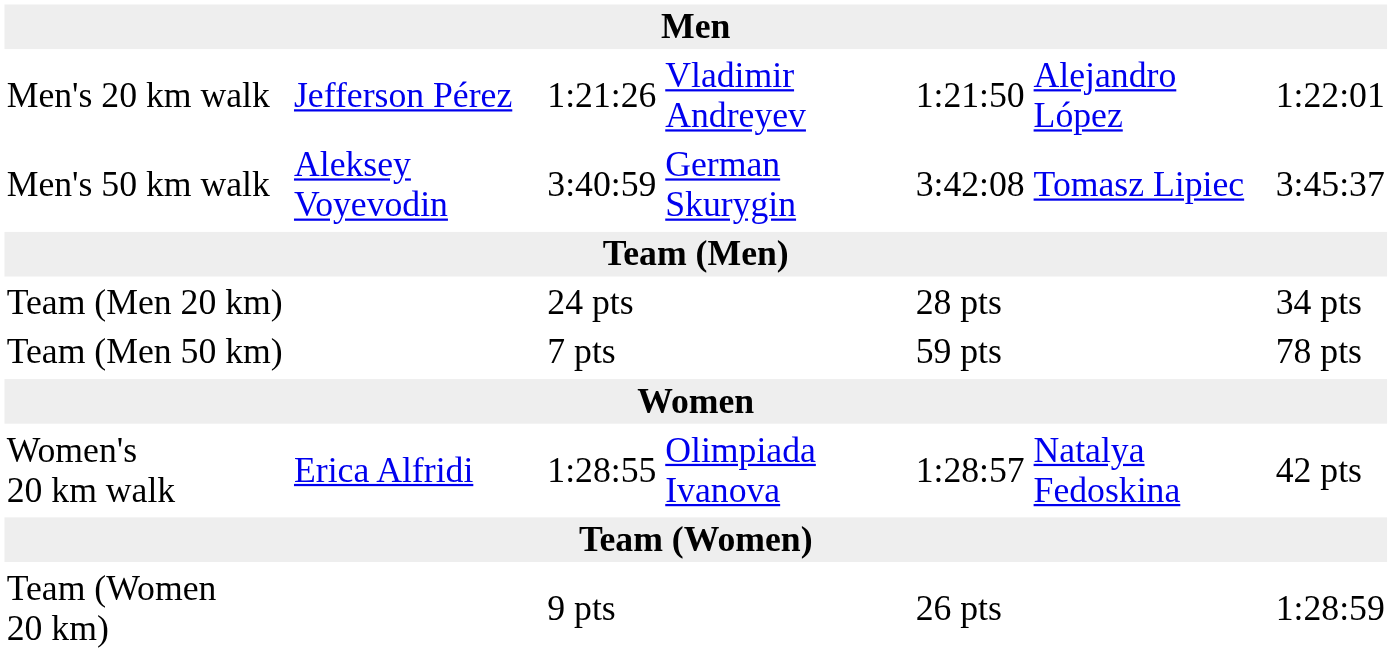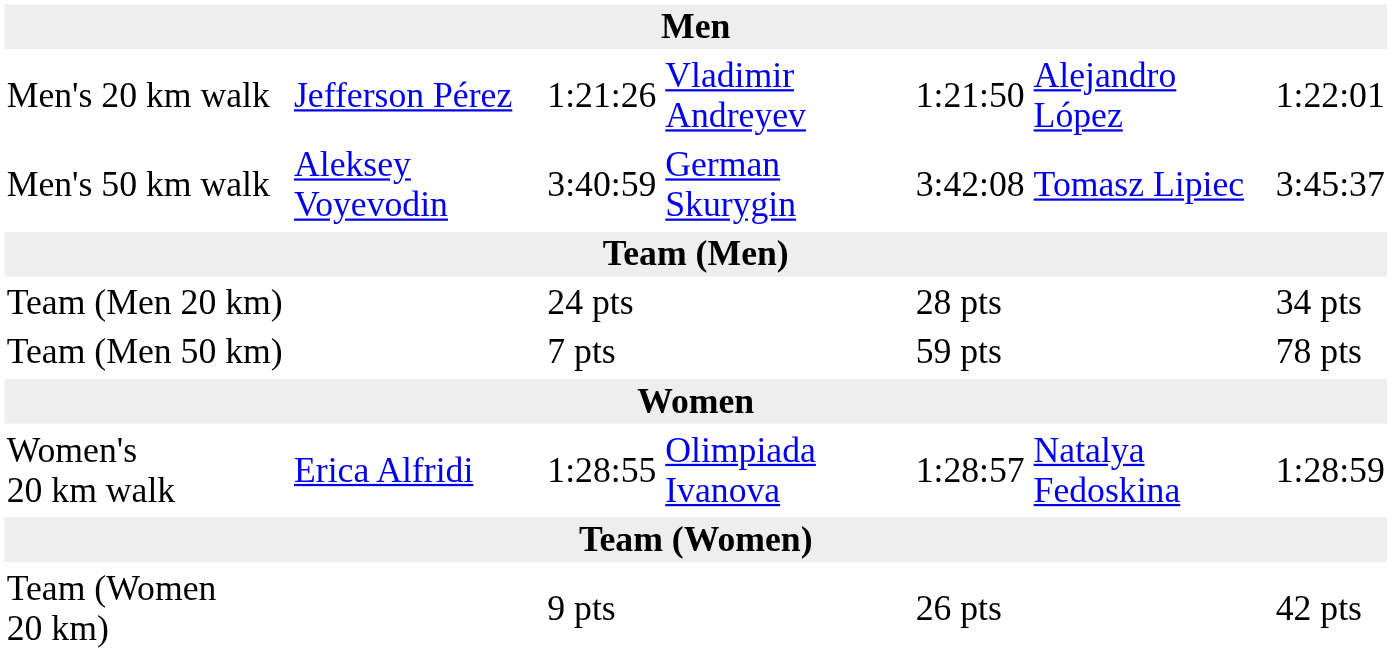(1319, 469) 42 pts -> (1330, 469) 1:28:59
(1330, 608) 1:28:59 -> (1319, 608) 42 pts
